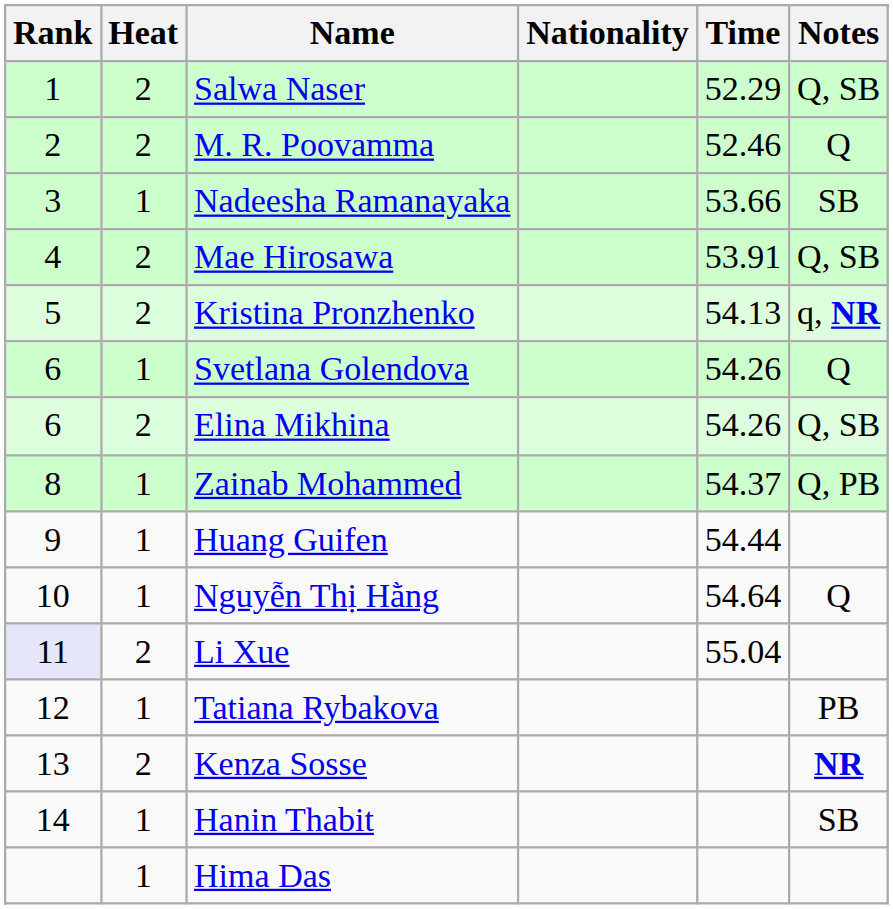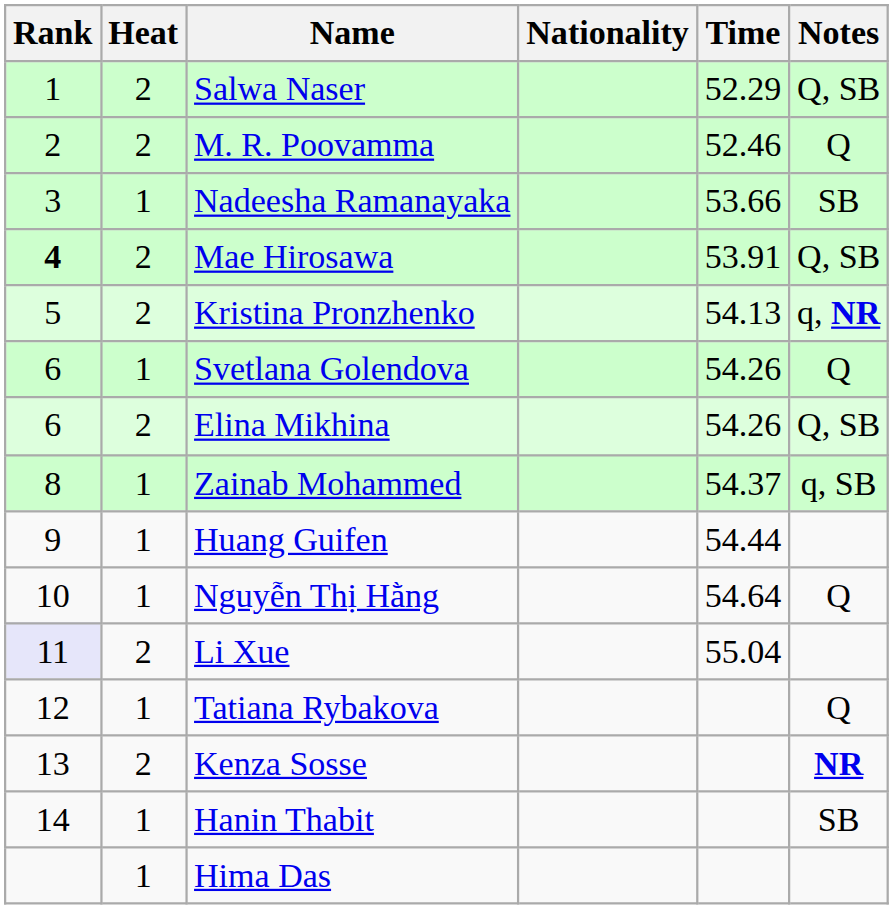(53, 257) normal -> (53, 257) bold
(839, 481) Q, PB -> (839, 481) q, SB
(839, 706) PB -> (839, 706) Q
